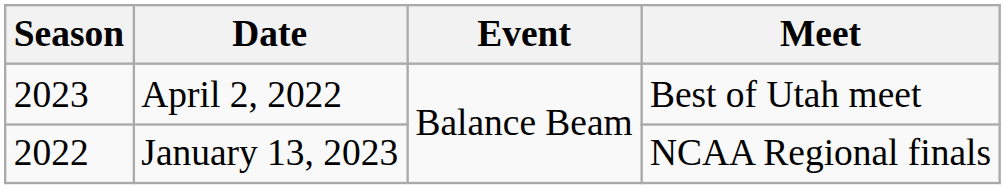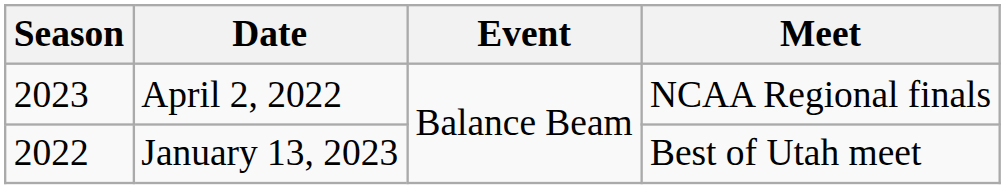(786, 93) Best of Utah meet -> (820, 93) NCAA Regional finals
(820, 152) NCAA Regional finals -> (786, 152) Best of Utah meet
